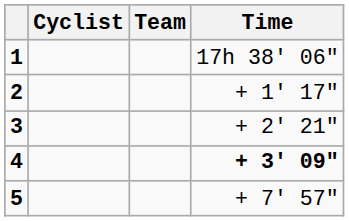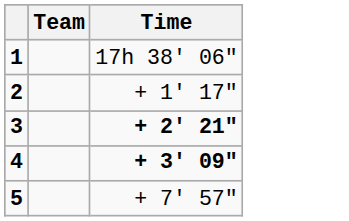- column: (79, 22)
(287, 128) normal -> (186, 128) bold
